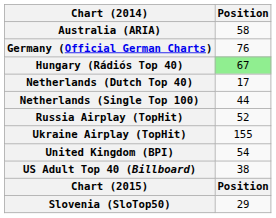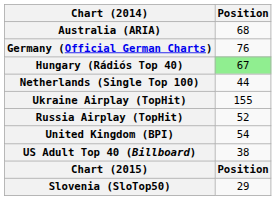(243, 30) 58 -> (243, 30) 68
- row: (110, 83)
rows swapped: (110, 117) <-> (110, 135)
